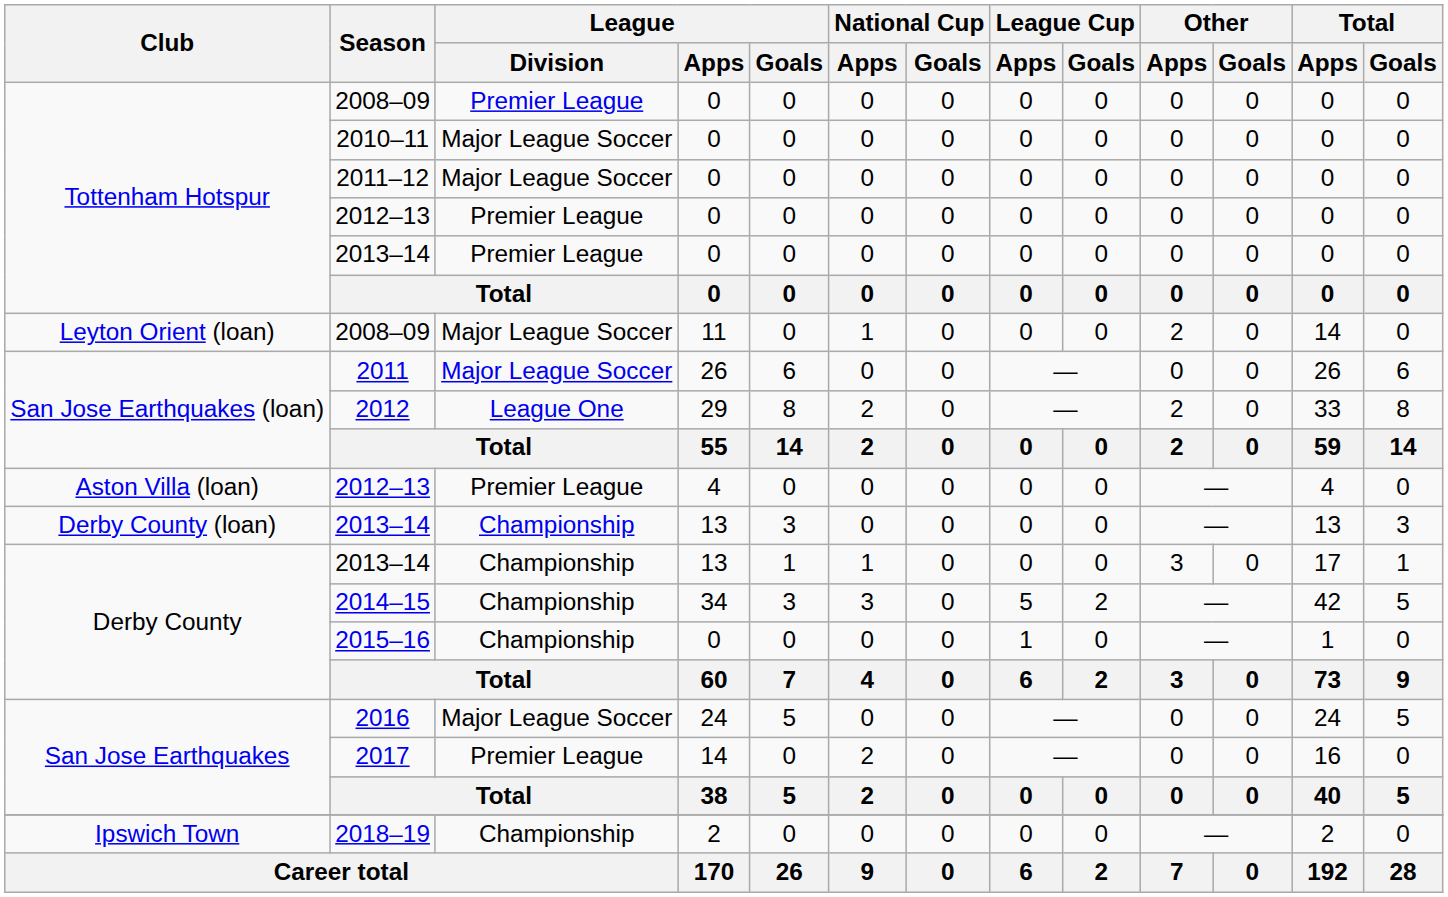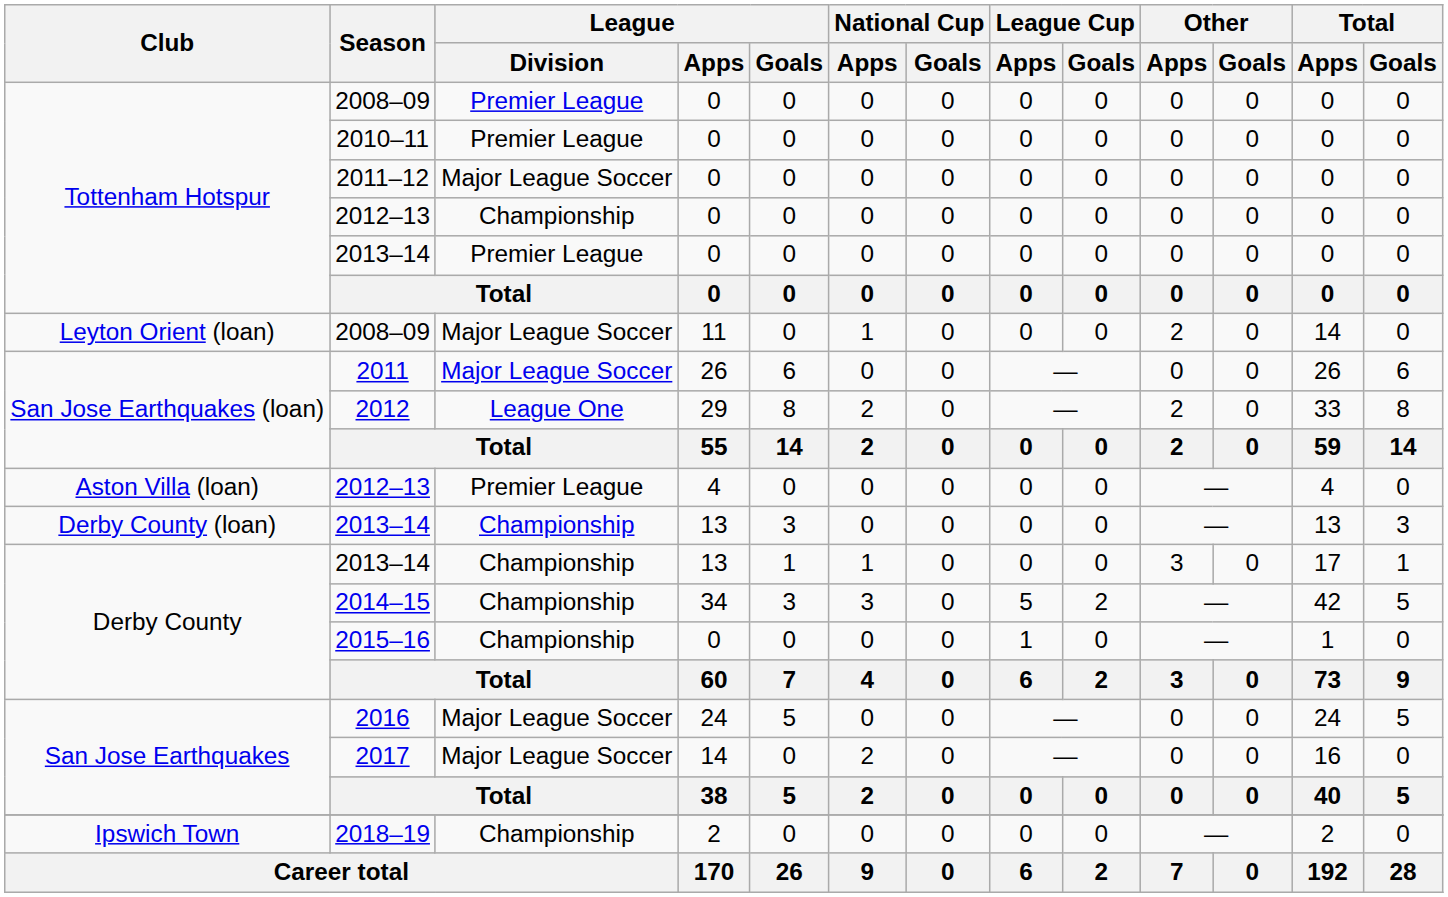(557, 139) Major League Soccer -> (557, 139) Premier League
(557, 216) Premier League -> (557, 216) Championship
(557, 756) Premier League -> (557, 756) Major League Soccer
